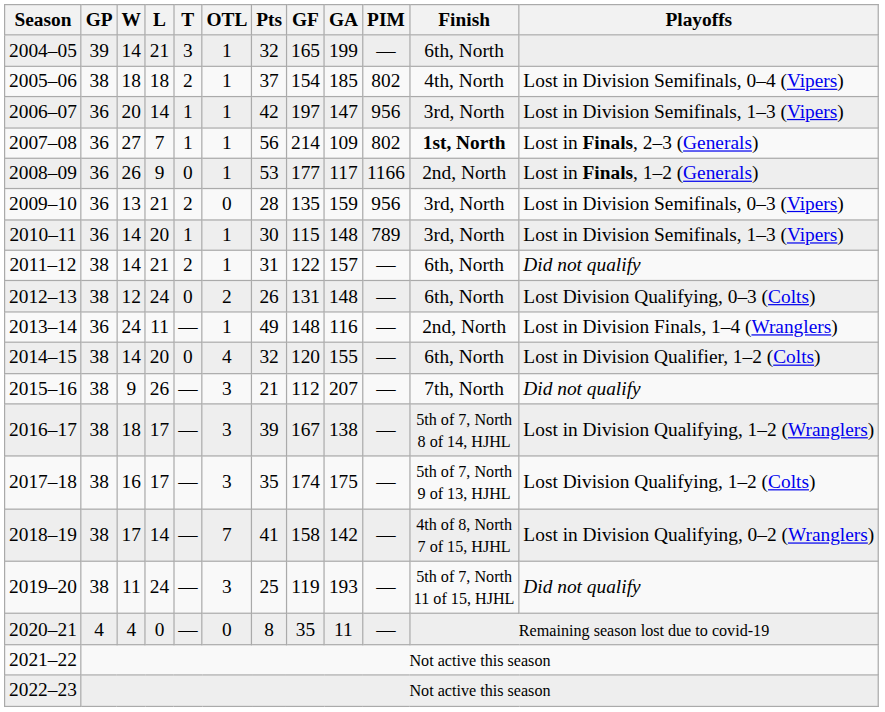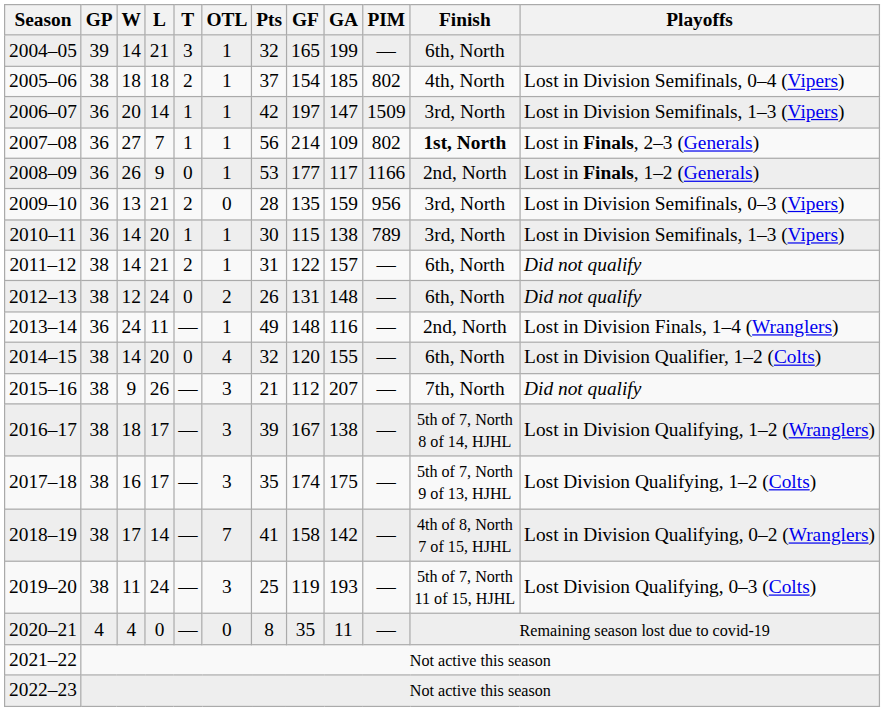(386, 111) 956 -> (386, 111) 1509
(343, 234) 148 -> (343, 234) 138
(669, 296) Lost Division Qualifying, 0–3 (Colts) -> (583, 296) Did not qualify
(582, 587) Did not qualify -> (670, 587) Lost Division Qualifying, 0–3 (Colts)
